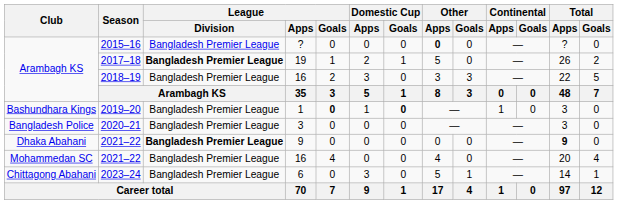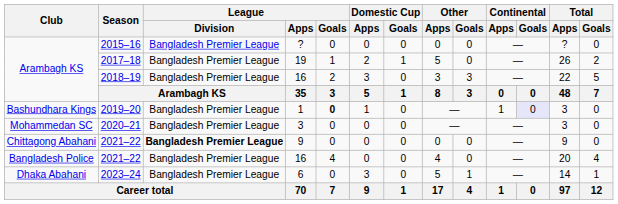(438, 45) bold -> (438, 45) normal
(214, 61) bold -> (214, 61) normal
(403, 110) bold -> (403, 110) normal
(533, 110) no background -> (533, 110) lavender background
(51, 126) Bangladesh Police -> (51, 126) Mohammedan SC
(51, 142) Dhaka Abahani -> (51, 142) Chittagong Abahani
(565, 142) bold -> (565, 142) normal
(51, 158) Mohammedan SC -> (51, 158) Bangladesh Police
(51, 175) Chittagong Abahani -> (51, 175) Dhaka Abahani
